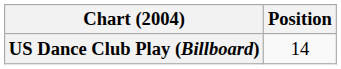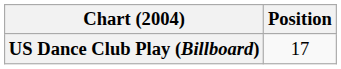(300, 48) 14 -> (300, 48) 17
